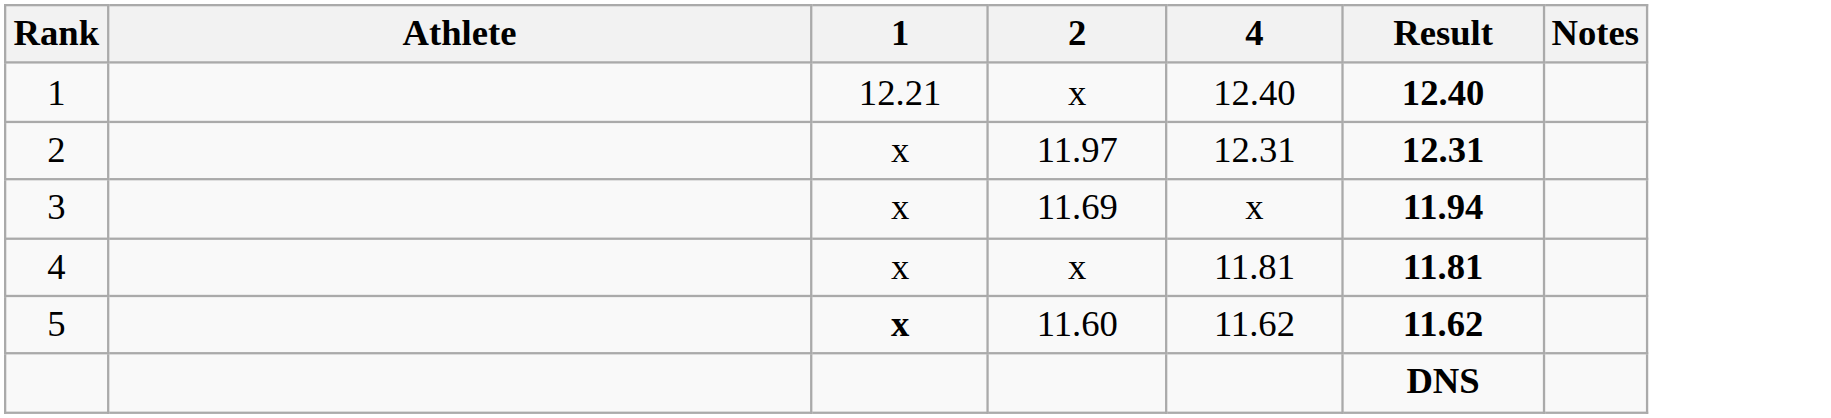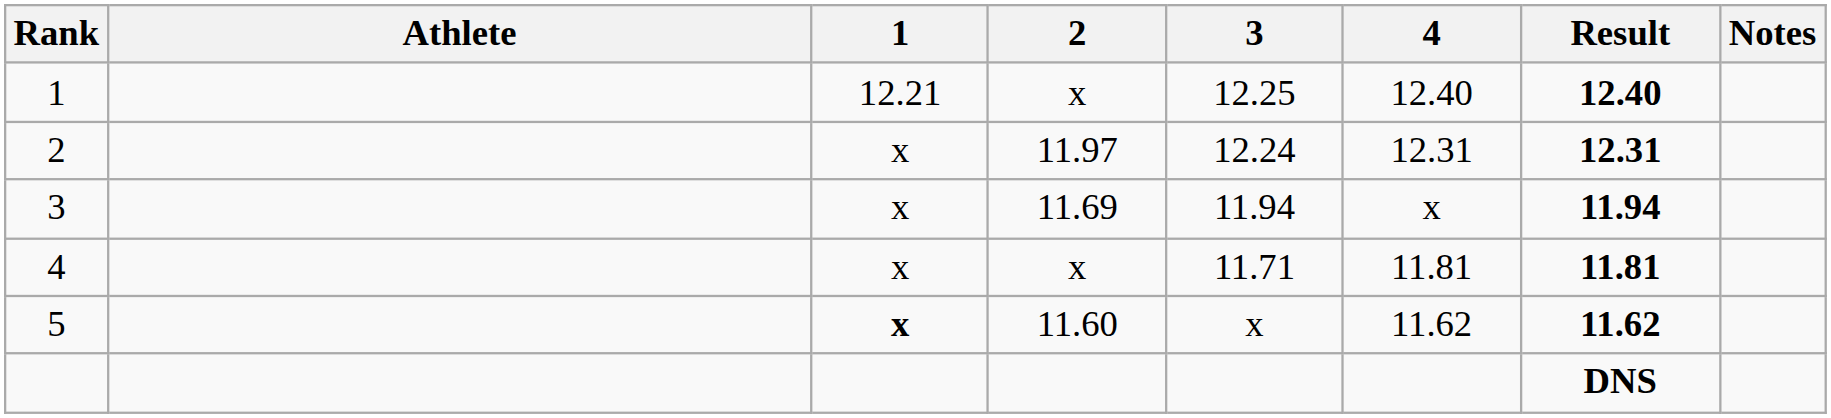+ column: (1254, 33)
